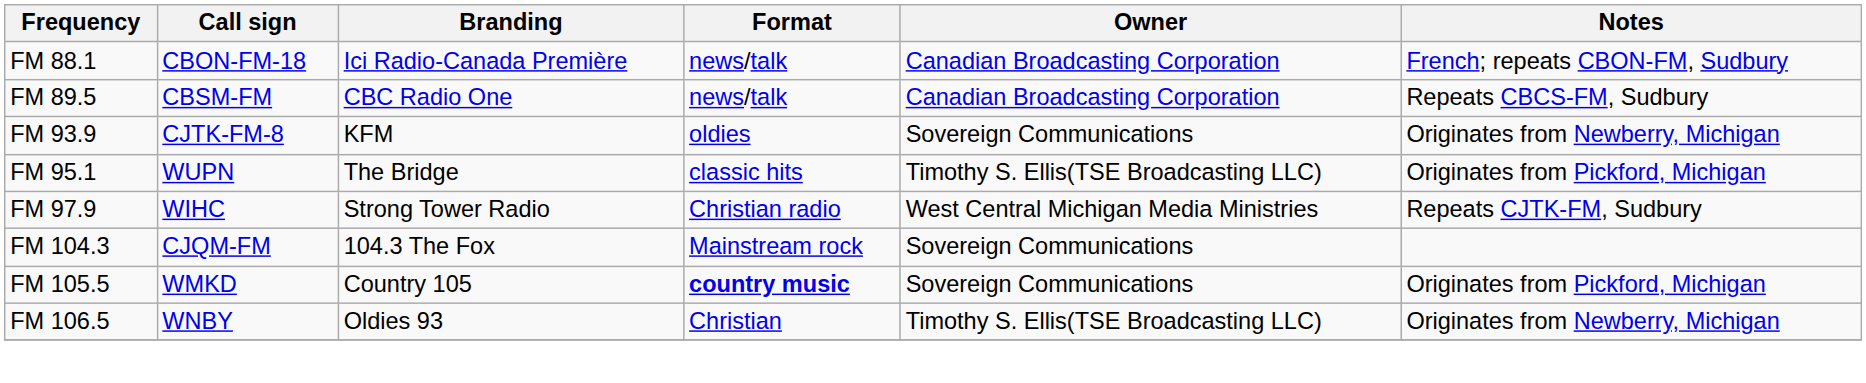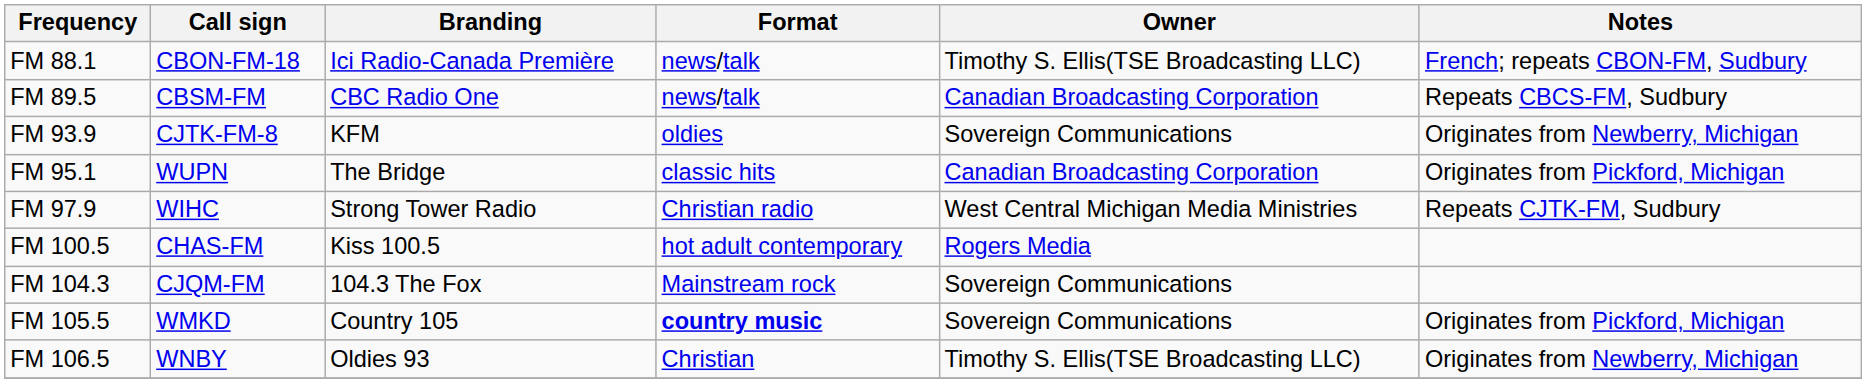(1093, 60) Canadian Broadcasting Corporation -> (1153, 60) Timothy S. Ellis(TSE Broadcasting LLC)
(1114, 172) Timothy S. Ellis(TSE Broadcasting LLC) -> (1132, 172) Canadian Broadcasting Corporation
+ row: (60, 246)
